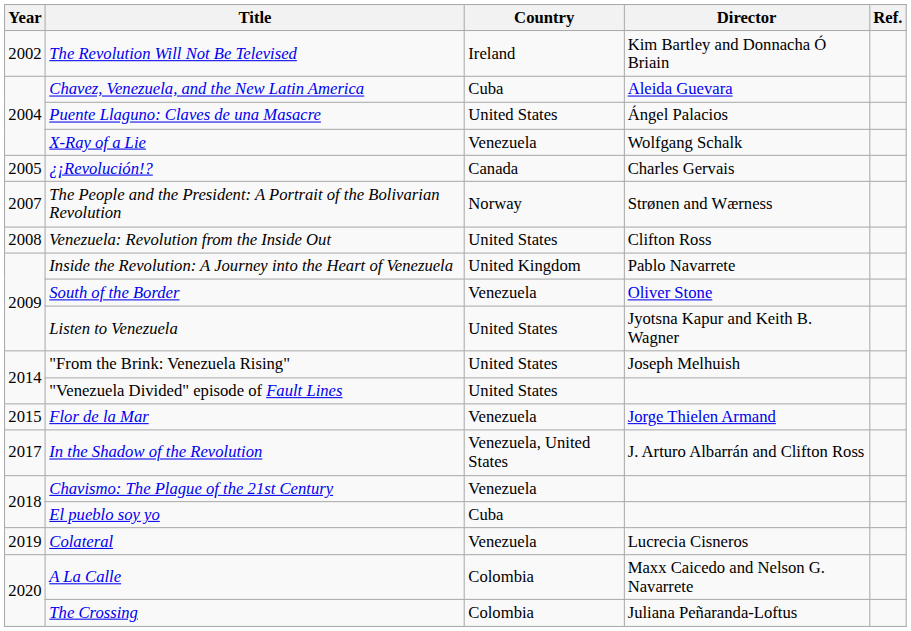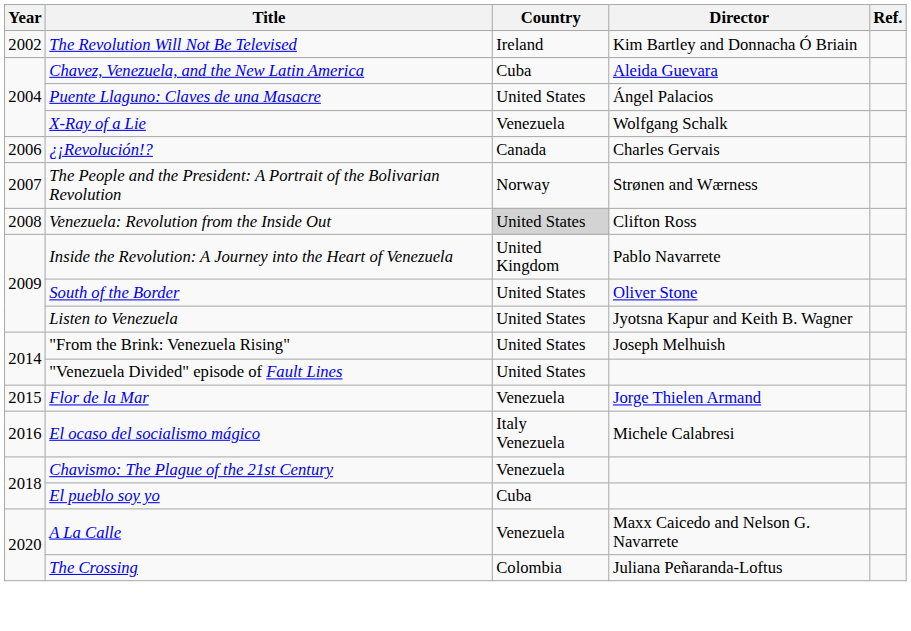(25, 168) 2005 -> (25, 149) 2006
(513, 239) no background -> (541, 221) lightgrey background
(503, 292) Venezuela -> (541, 292) United States
+ row: (155, 433)
- row: (156, 452)
- row: (81, 541)
(501, 576) Colombia -> (530, 531) Venezuela
